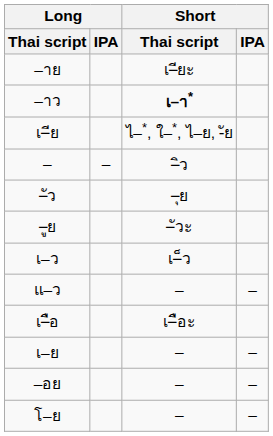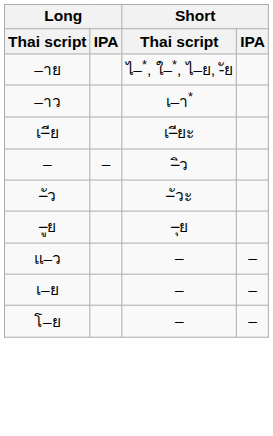(179, 69) เ–ียะ -> (179, 68) ไ–*, ใ–*, ไ–ย, -ัย
(179, 99) bold -> (179, 99) normal
(179, 131) ไ–*, ใ–*, ไ–ย, -ัย -> (179, 133) เ–ียะ
(179, 196) –ุย -> (179, 196) –ัวะ
(179, 227) –ัวะ -> (179, 227) –ุย
- row: (47, 258)
- row: (47, 321)
- row: (47, 384)
